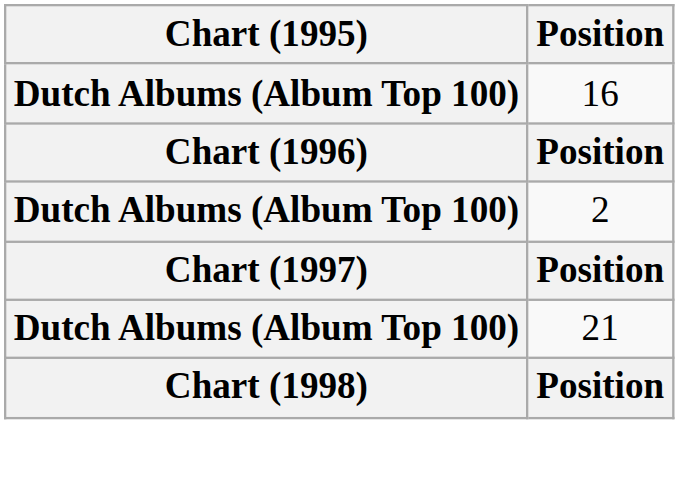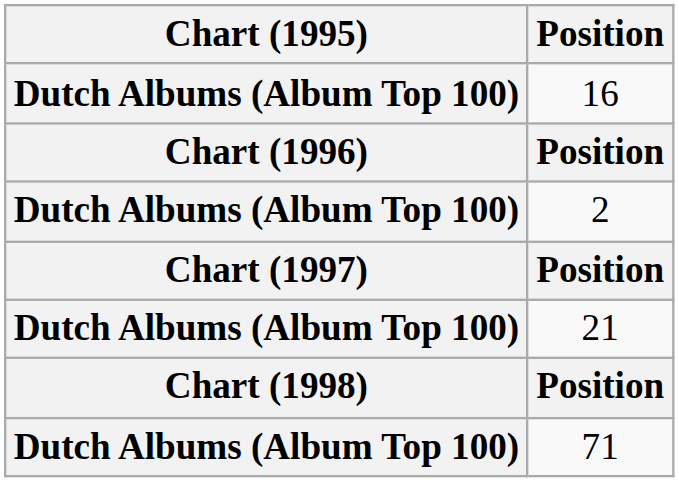+ row: (600, 446)
